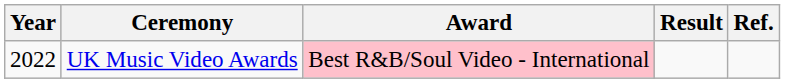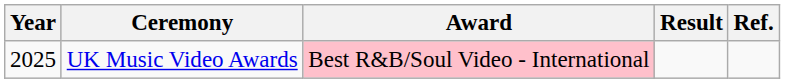(33, 59) 2022 -> (33, 59) 2025
